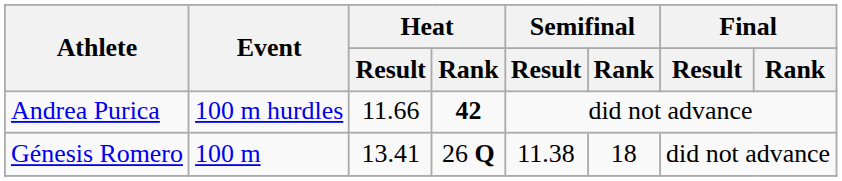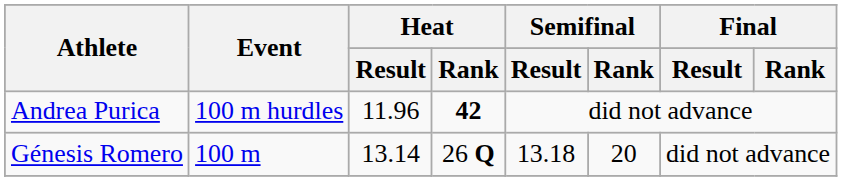(391, 111) 11.66 -> (391, 111) 11.96
(391, 154) 13.41 -> (391, 154) 13.14
(546, 154) 11.38 -> (546, 154) 13.18
(624, 154) 18 -> (624, 154) 20
